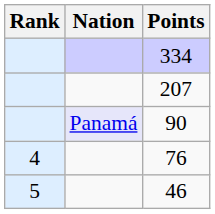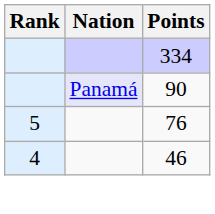- row: (176, 89)
(35, 157) 4 -> (35, 123) 5
(35, 191) 5 -> (35, 157) 4
